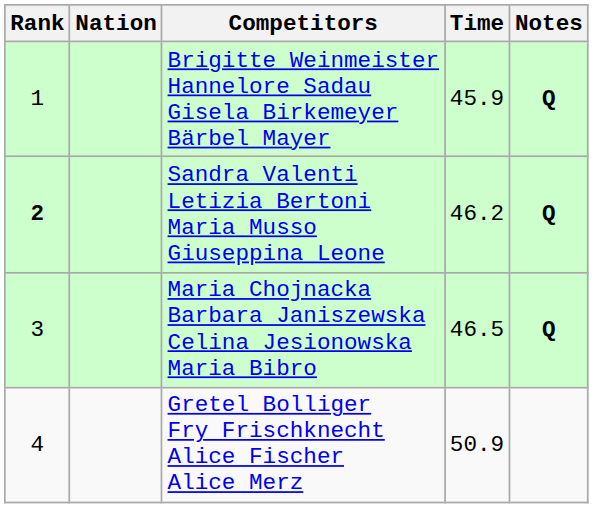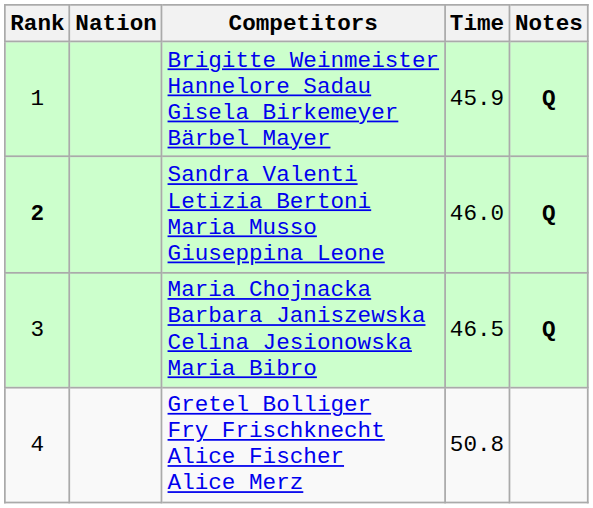(477, 214) 46.2 -> (477, 214) 46.0
(477, 445) 50.9 -> (477, 445) 50.8
